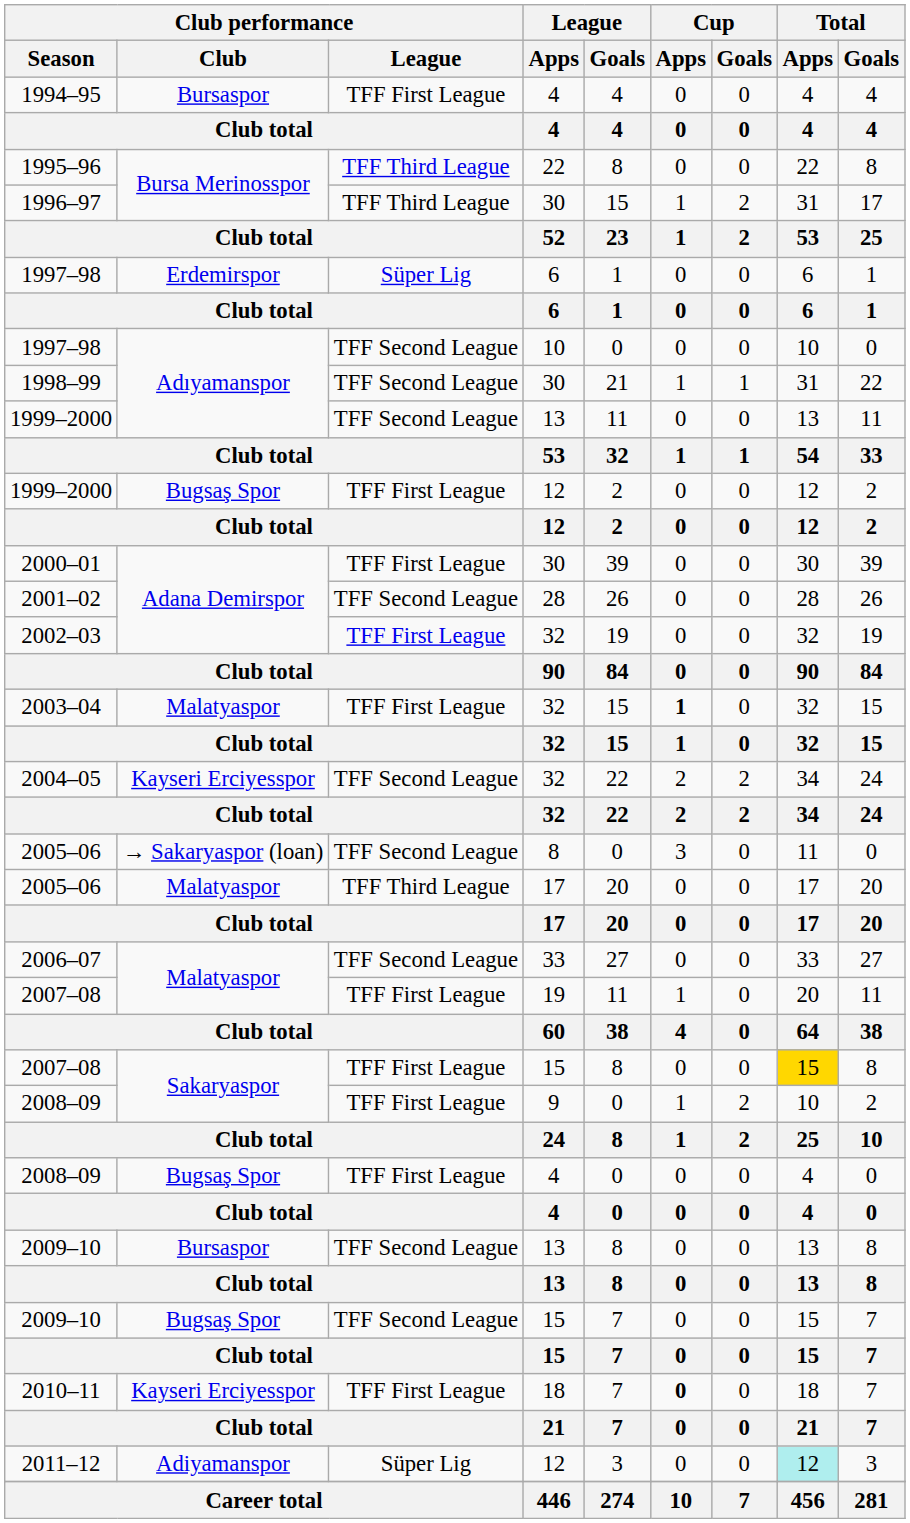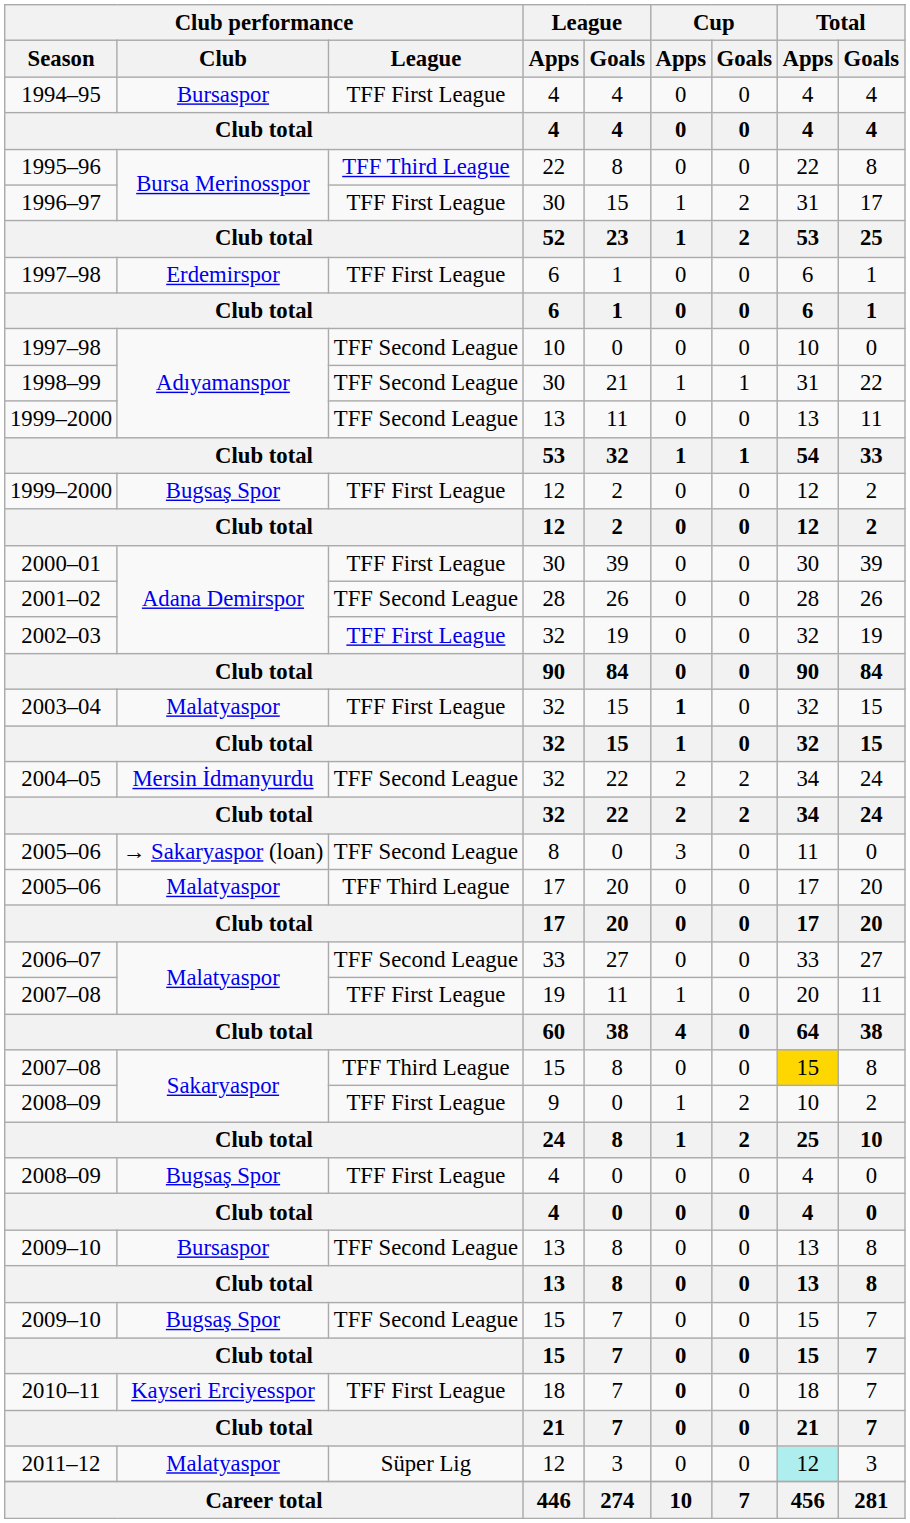(426, 202) TFF Third League -> (426, 202) TFF First League
(426, 274) Süper Lig -> (426, 274) TFF First League
(223, 779) Kayseri Erciyesspor -> (223, 779) Mersin İdmanyurdu
(426, 1067) TFF First League -> (426, 1067) TFF Third League
(223, 1463) Adiyamanspor -> (223, 1463) Malatyaspor
